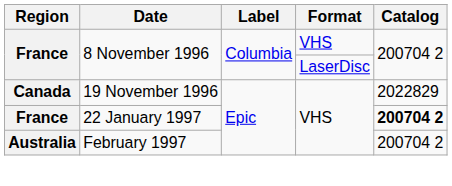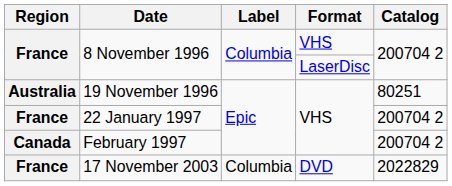(42, 92) Canada -> (42, 92) Australia
(408, 92) 2022829 -> (399, 92) 80251
(410, 117) bold -> (410, 117) normal
(42, 142) Australia -> (42, 142) Canada
+ row: (151, 167)
